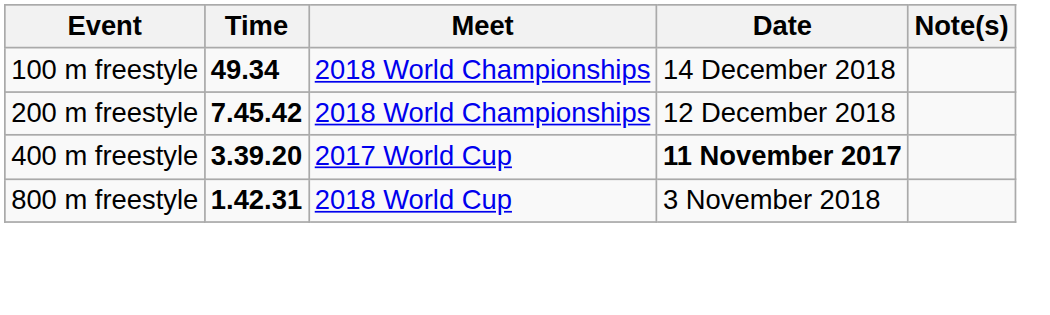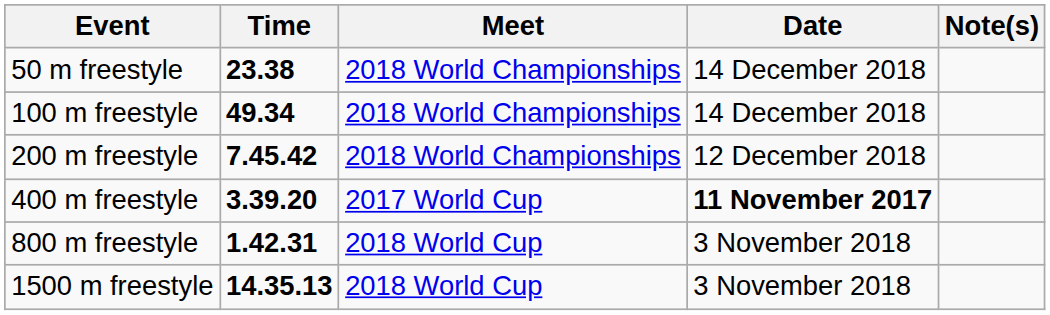+ row: (97, 69)
+ row: (112, 286)
